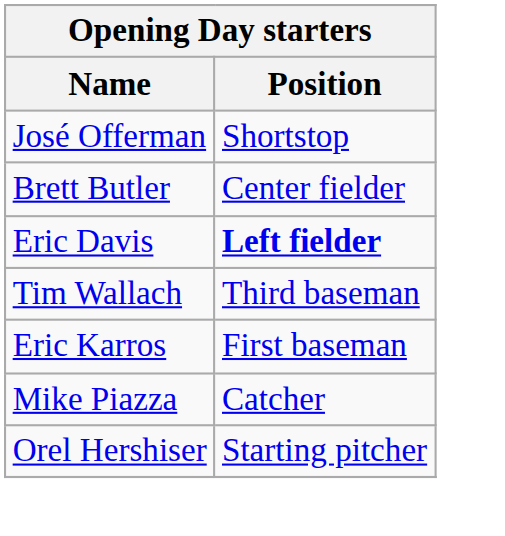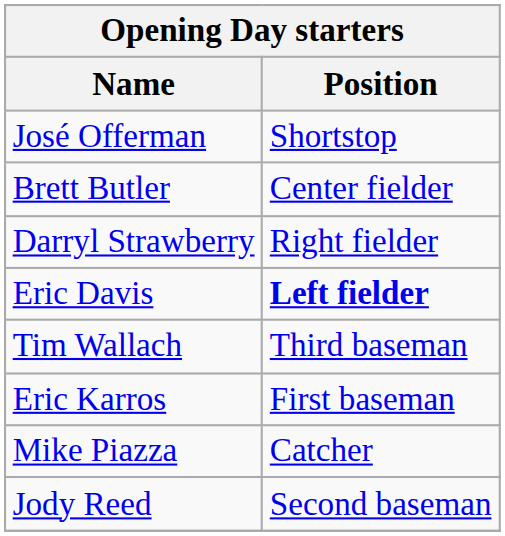+ row: (134, 240)
+ row: (82, 503)
- row: (110, 450)
